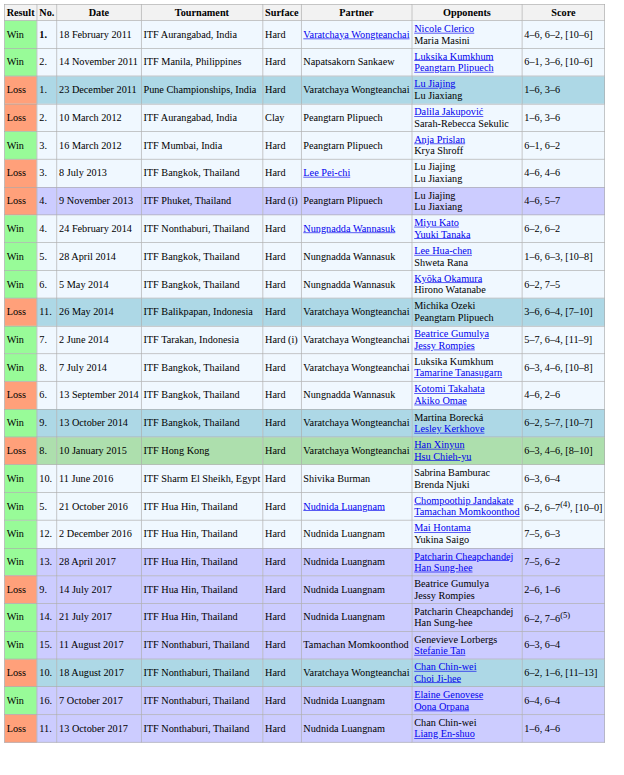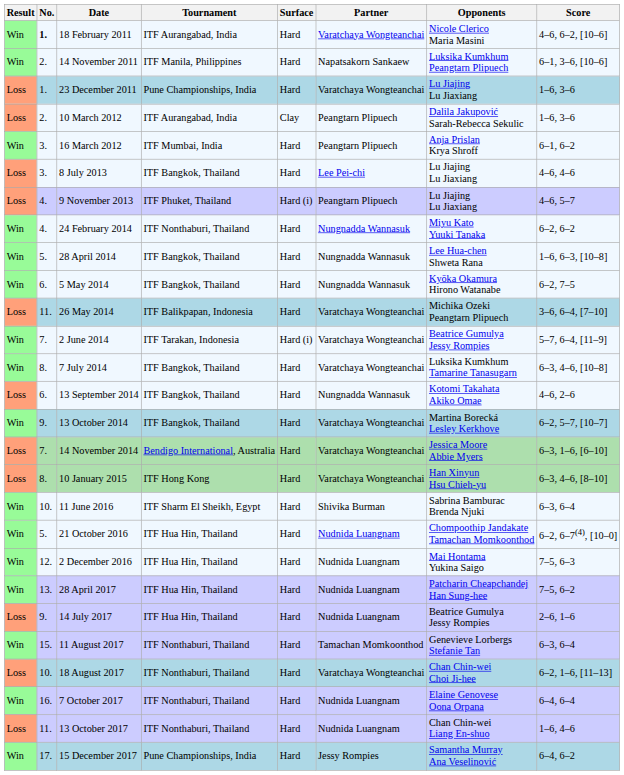+ row: (99, 451)
- row: (86, 617)
+ row: (98, 756)
